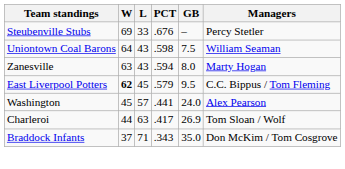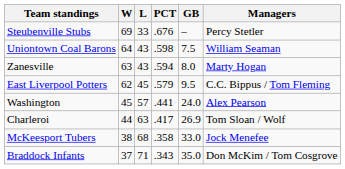(127, 84) bold -> (127, 84) normal
+ row: (51, 137)
